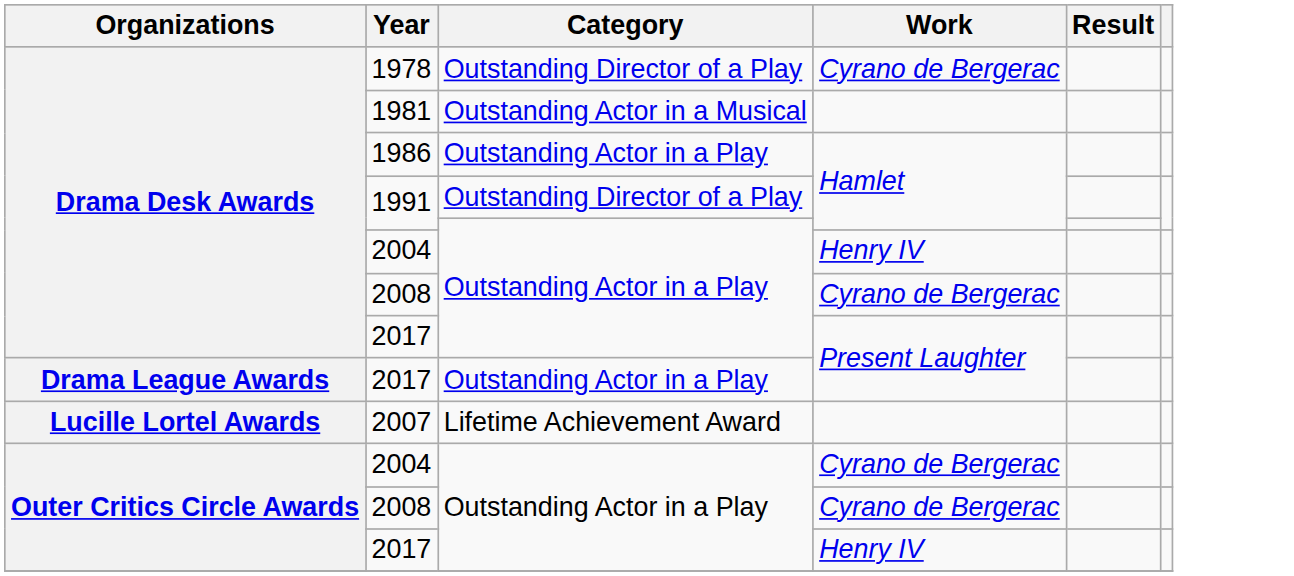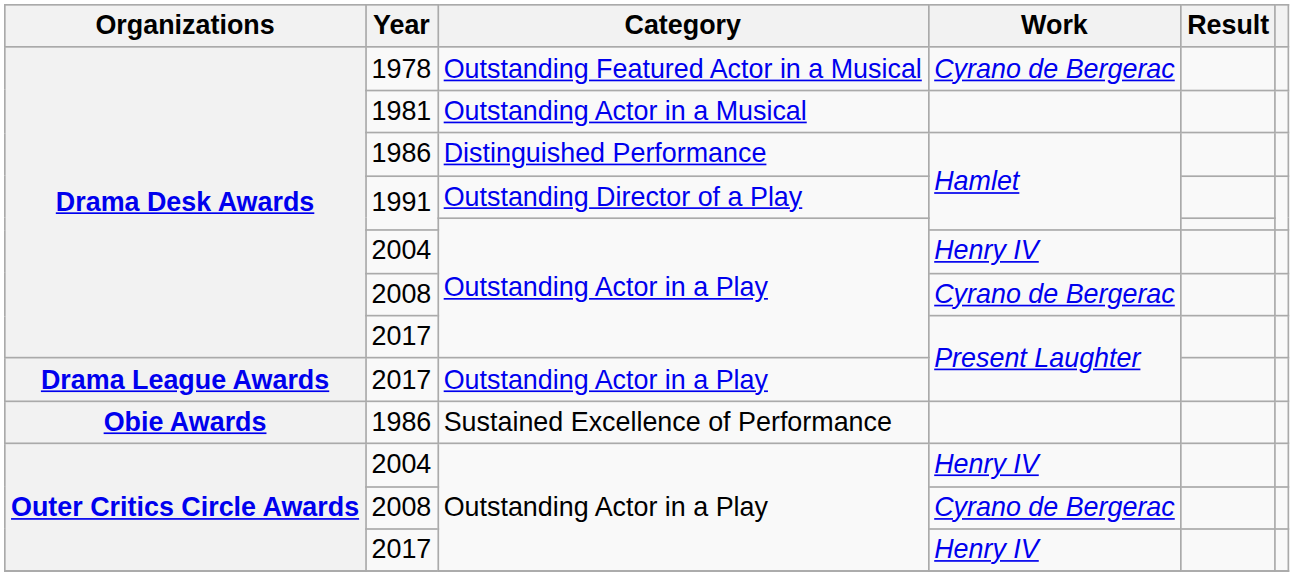(623, 68) Outstanding Director of a Play -> (683, 68) Outstanding Featured Actor in a Musical
(606, 153) Outstanding Actor in a Play -> (605, 153) Distinguished Performance
- row: (185, 421)
+ row: (185, 421)
(939, 464) Cyrano de Bergerac -> (986, 464) Henry IV
